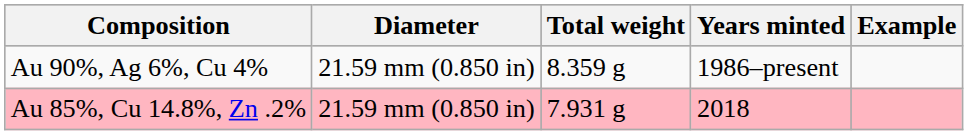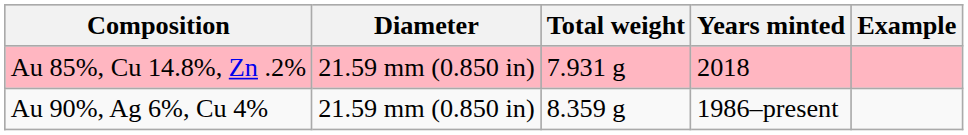rows swapped: (140, 66) <-> (158, 108)
